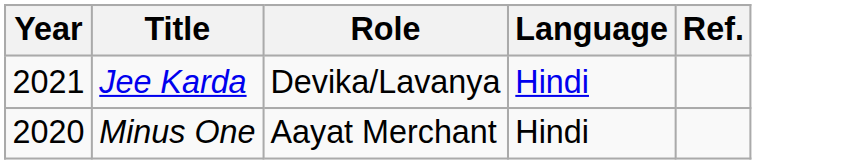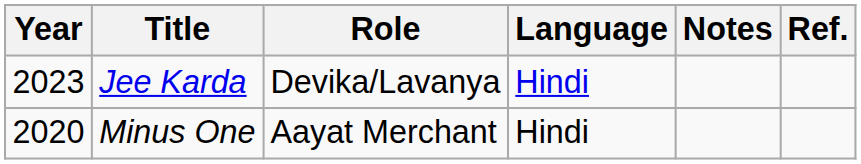+ column: (728, 30)
(48, 81) 2021 -> (48, 81) 2023
